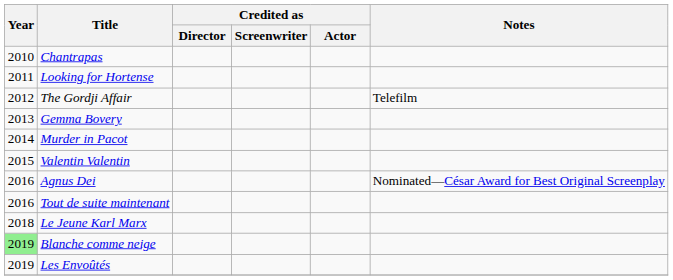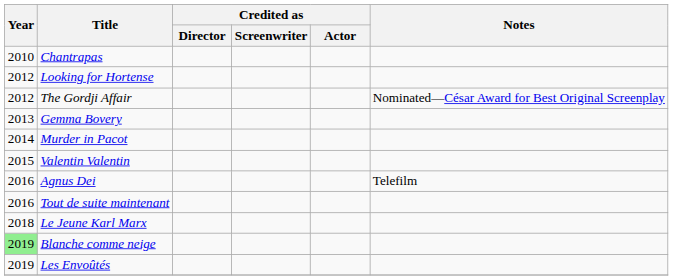(21, 77) 2011 -> (21, 77) 2012
(395, 98) Telefilm -> (519, 98) Nominated—César Award for Best Original Screenplay
(519, 181) Nominated—César Award for Best Original Screenplay -> (395, 181) Telefilm
